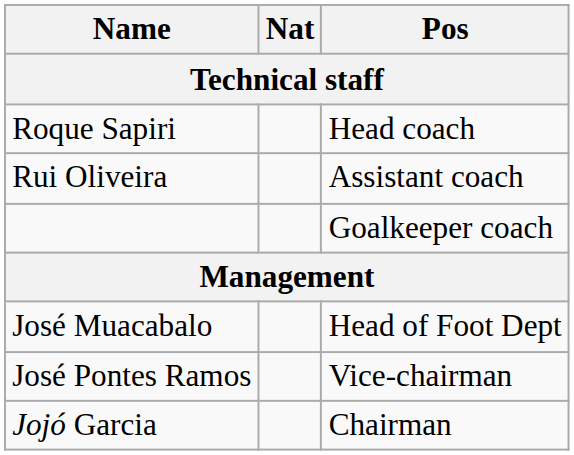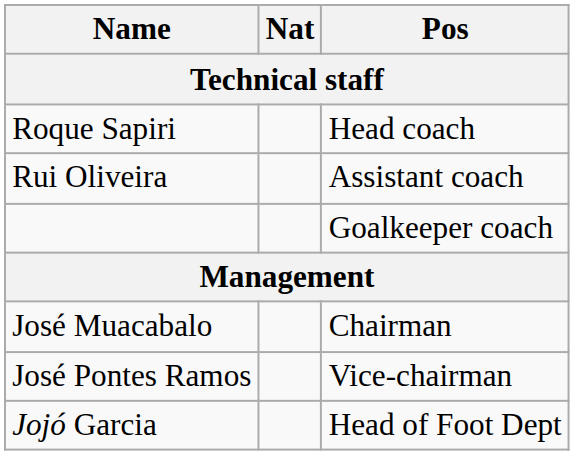(445, 326) Head of Foot Dept -> (390, 326) Chairman
(390, 425) Chairman -> (445, 425) Head of Foot Dept
